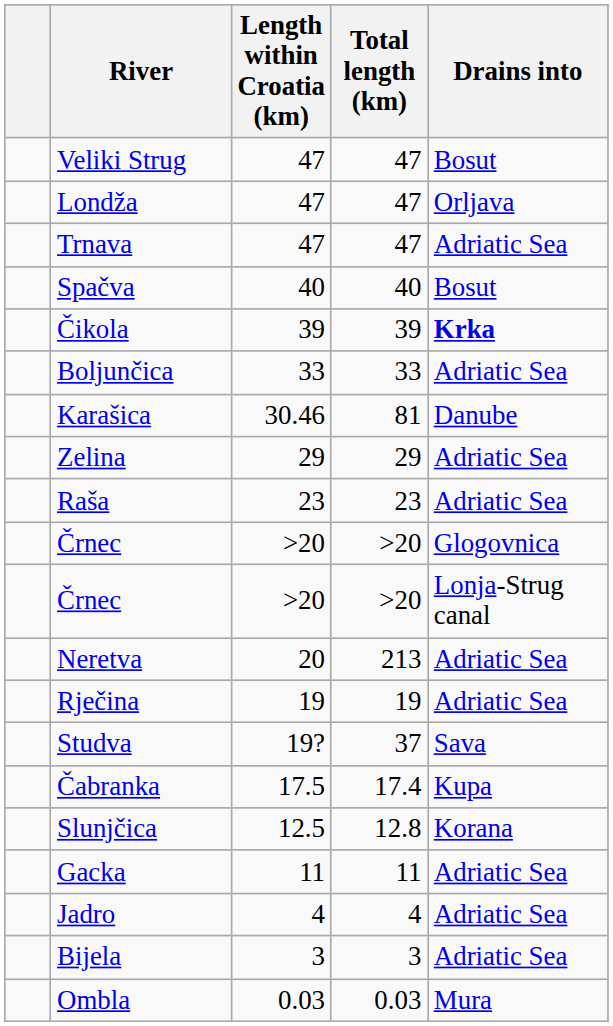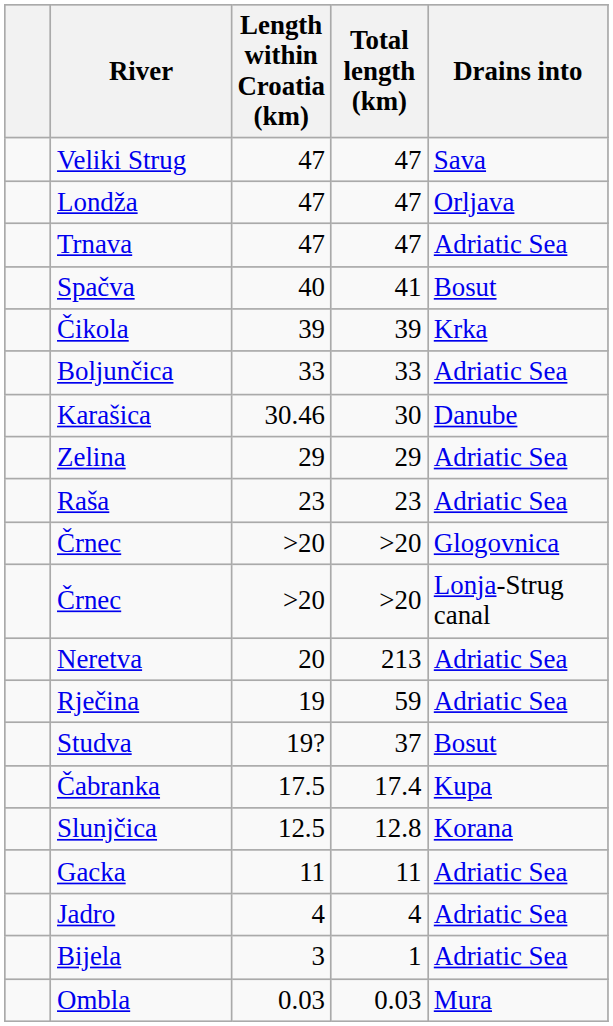(465, 159) Bosut -> (460, 159) Sava
(408, 287) 40 -> (408, 287) 41
(464, 329) bold -> (461, 329) normal
(408, 414) 81 -> (408, 414) 30
(408, 700) 19 -> (408, 700) 59
(460, 743) Sava -> (465, 743) Bosut
(415, 956) 3 -> (415, 956) 1
